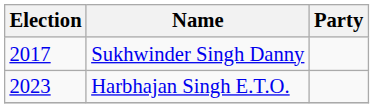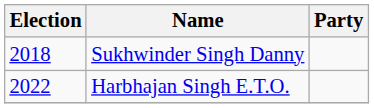(30, 53) 2017 -> (30, 53) 2018
(30, 86) 2023 -> (30, 86) 2022
